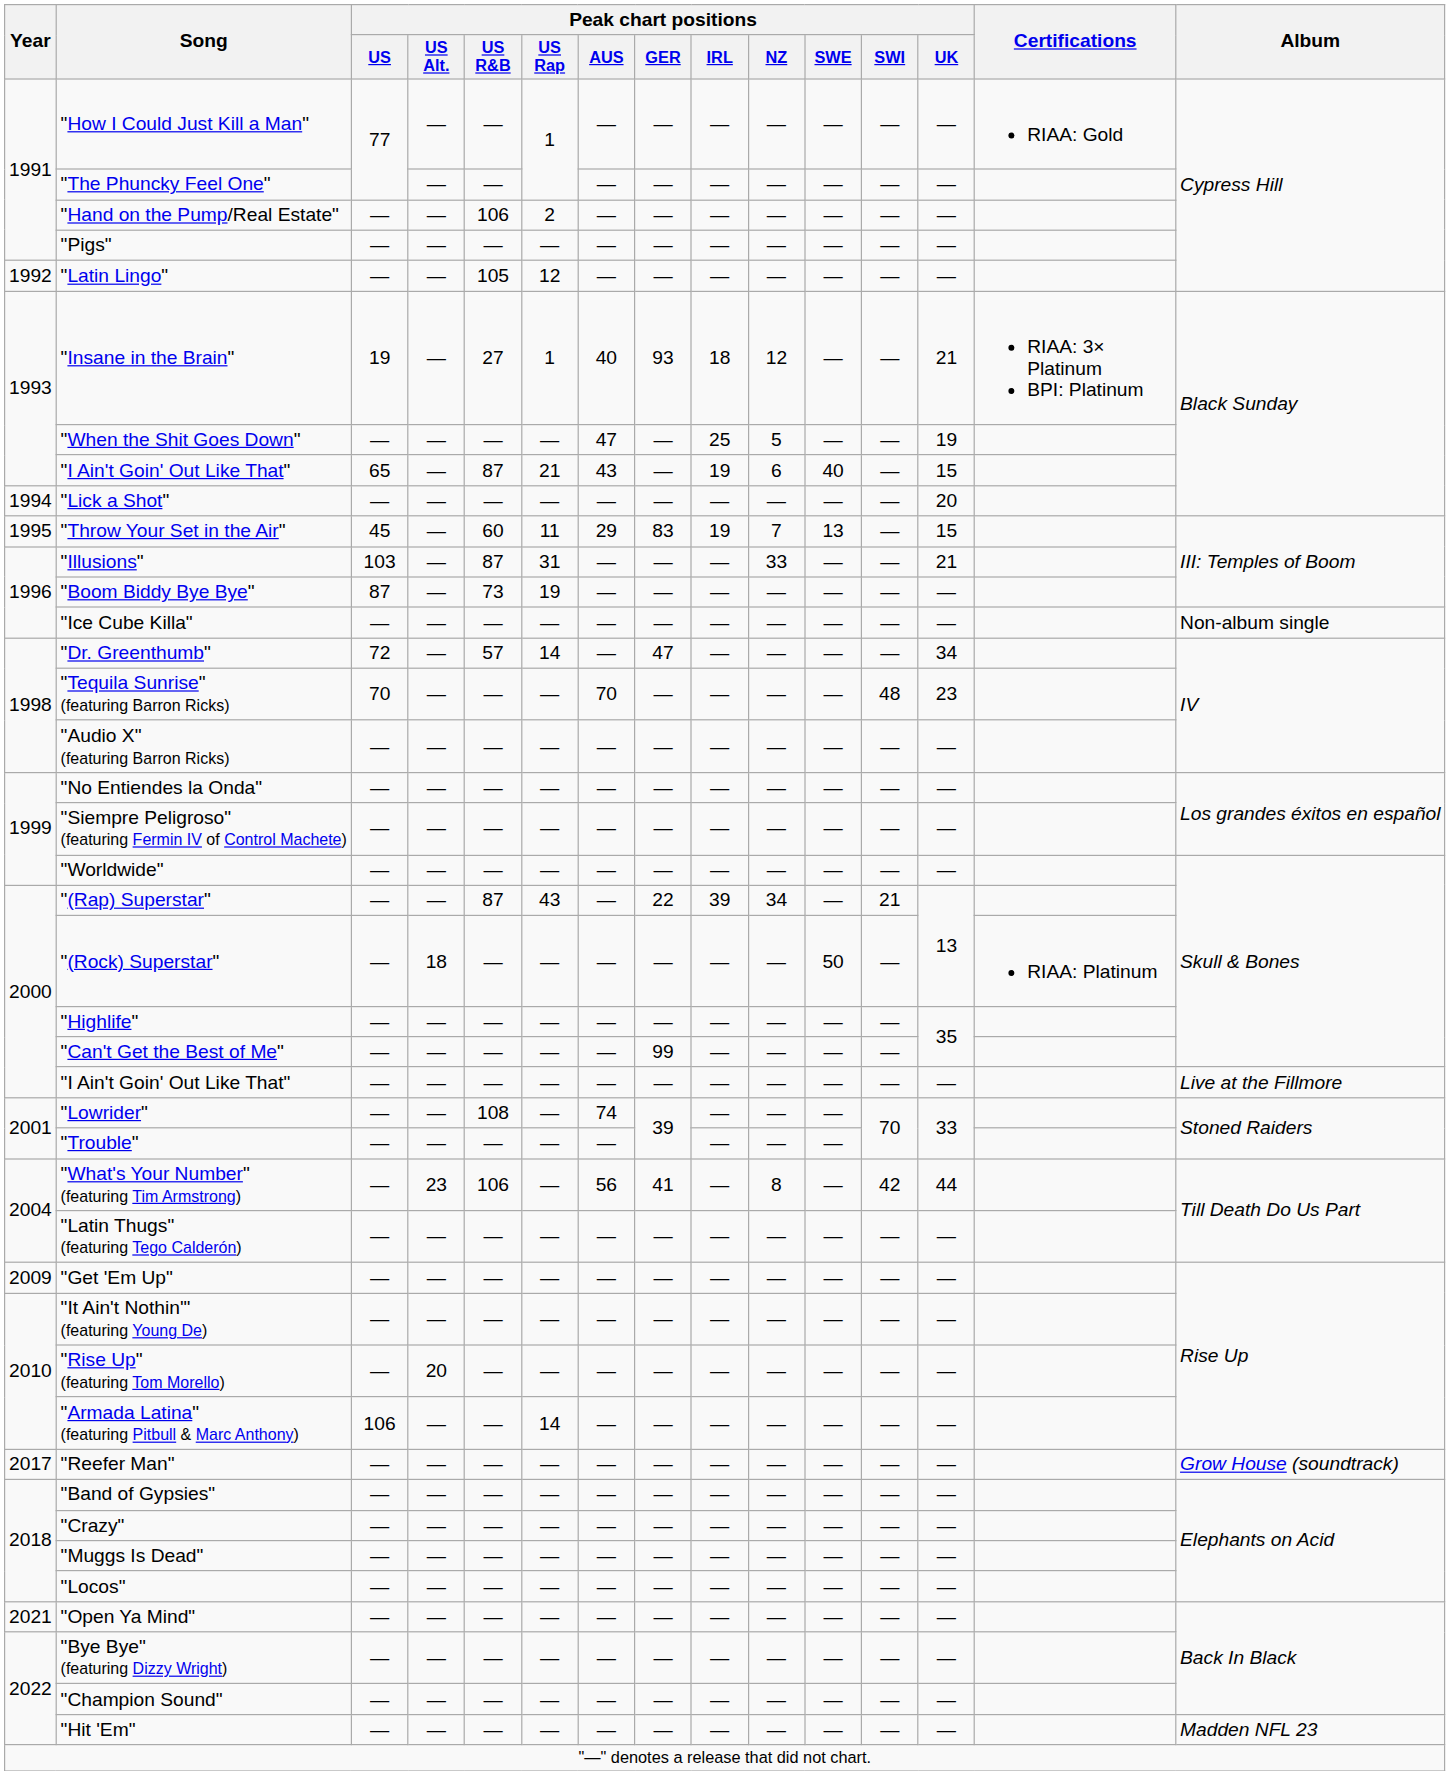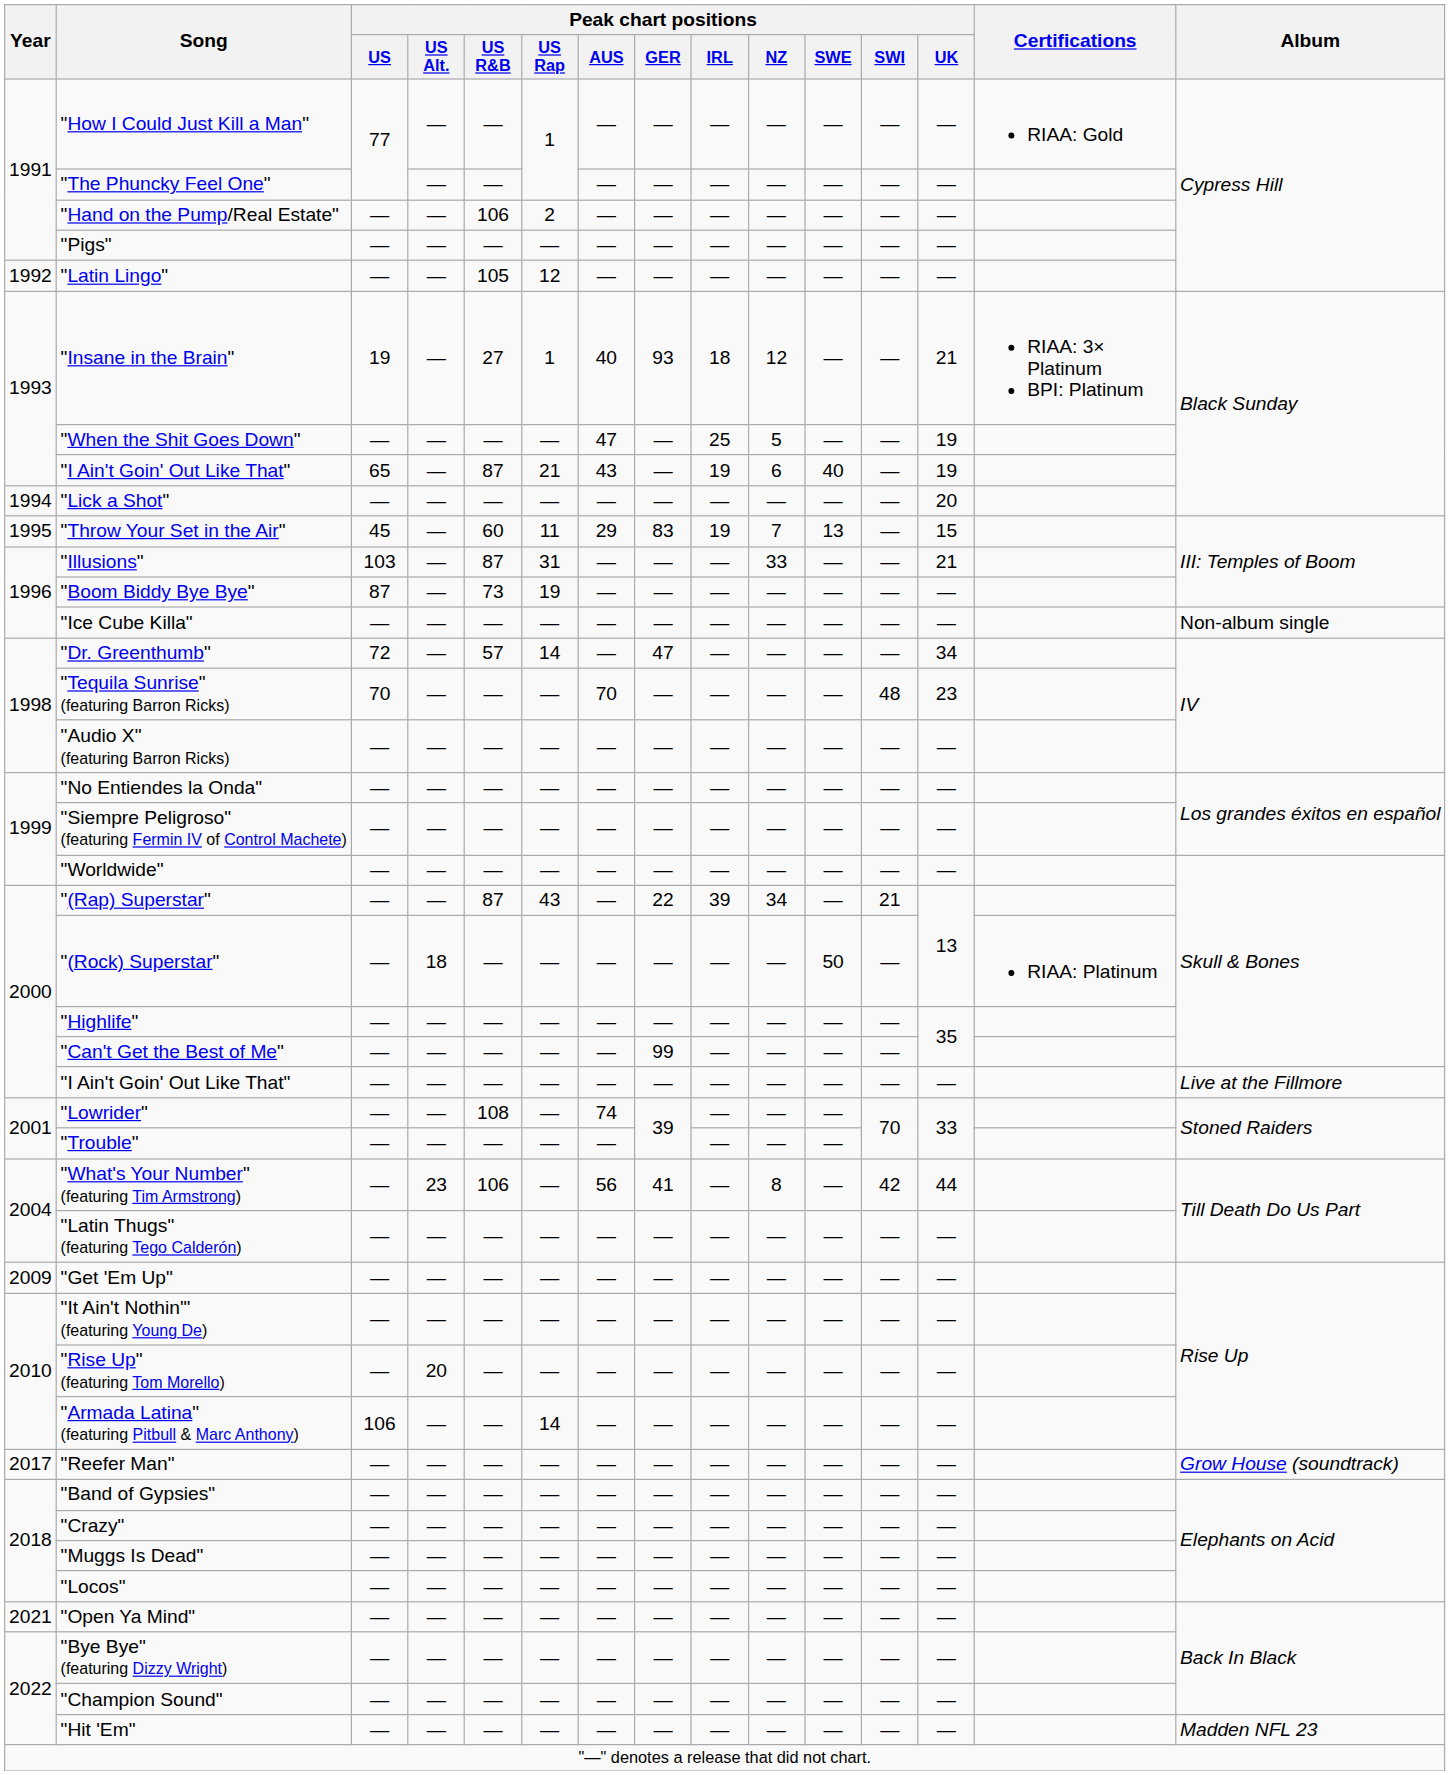(946, 470) 15 -> (946, 470) 19
